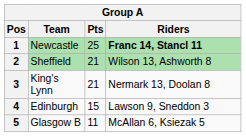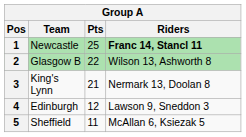(51, 62) Sheffield -> (56, 62) Glasgow B
(93, 62) 21 -> (93, 62) 22
(93, 106) 15 -> (93, 106) 12
(56, 123) Glasgow B -> (51, 123) Sheffield
